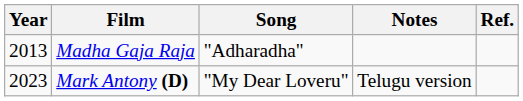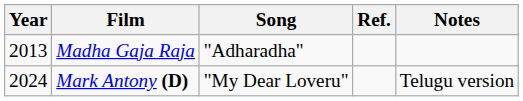columns swapped: (415, 19) <-> (497, 19)
(28, 80) 2023 -> (28, 80) 2024
